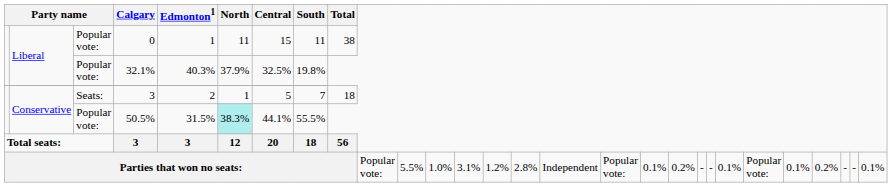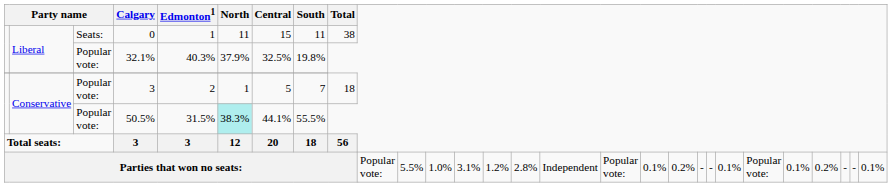(94, 40) Popular vote: -> (90, 34) Seats:
(90, 94) Seats: -> (94, 88) Popular vote:
